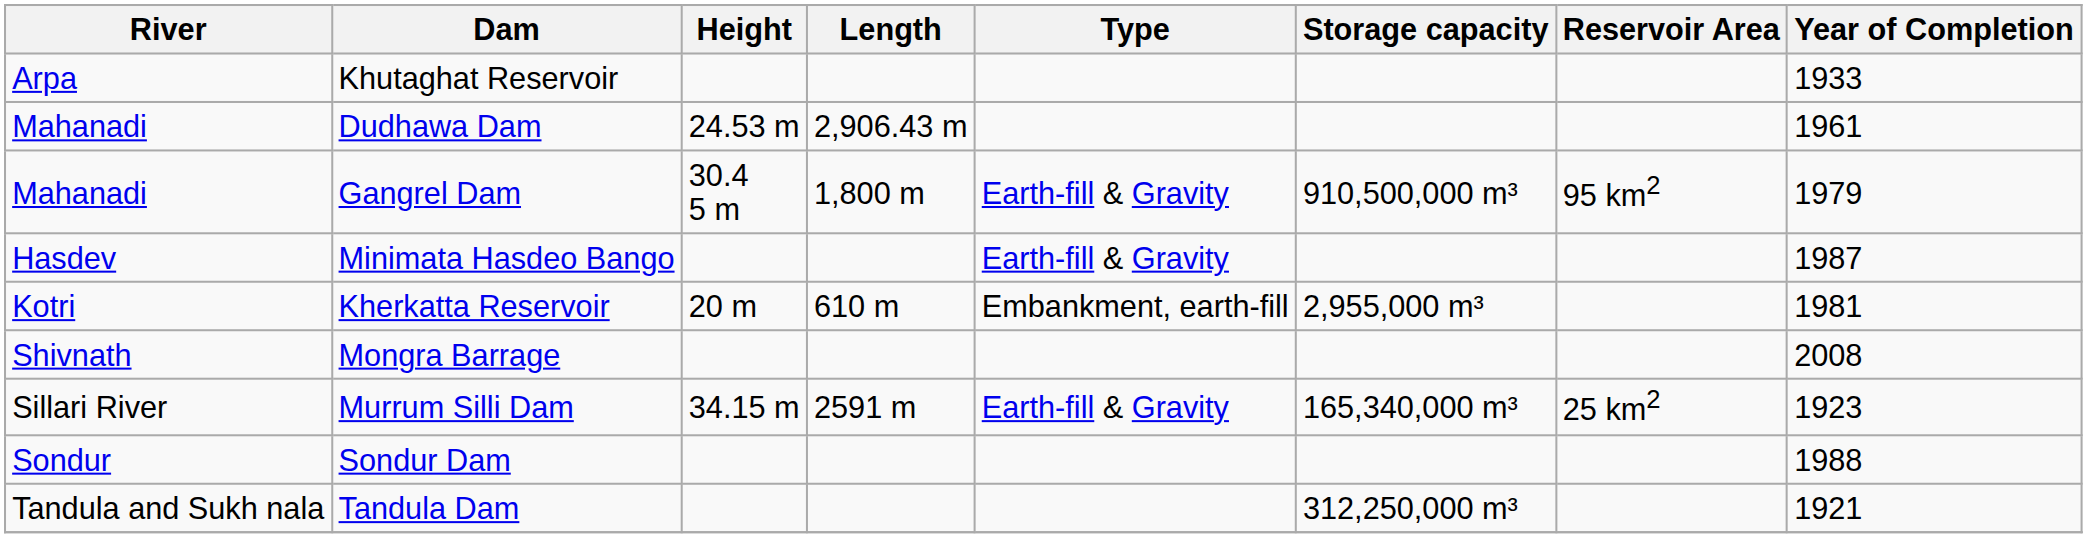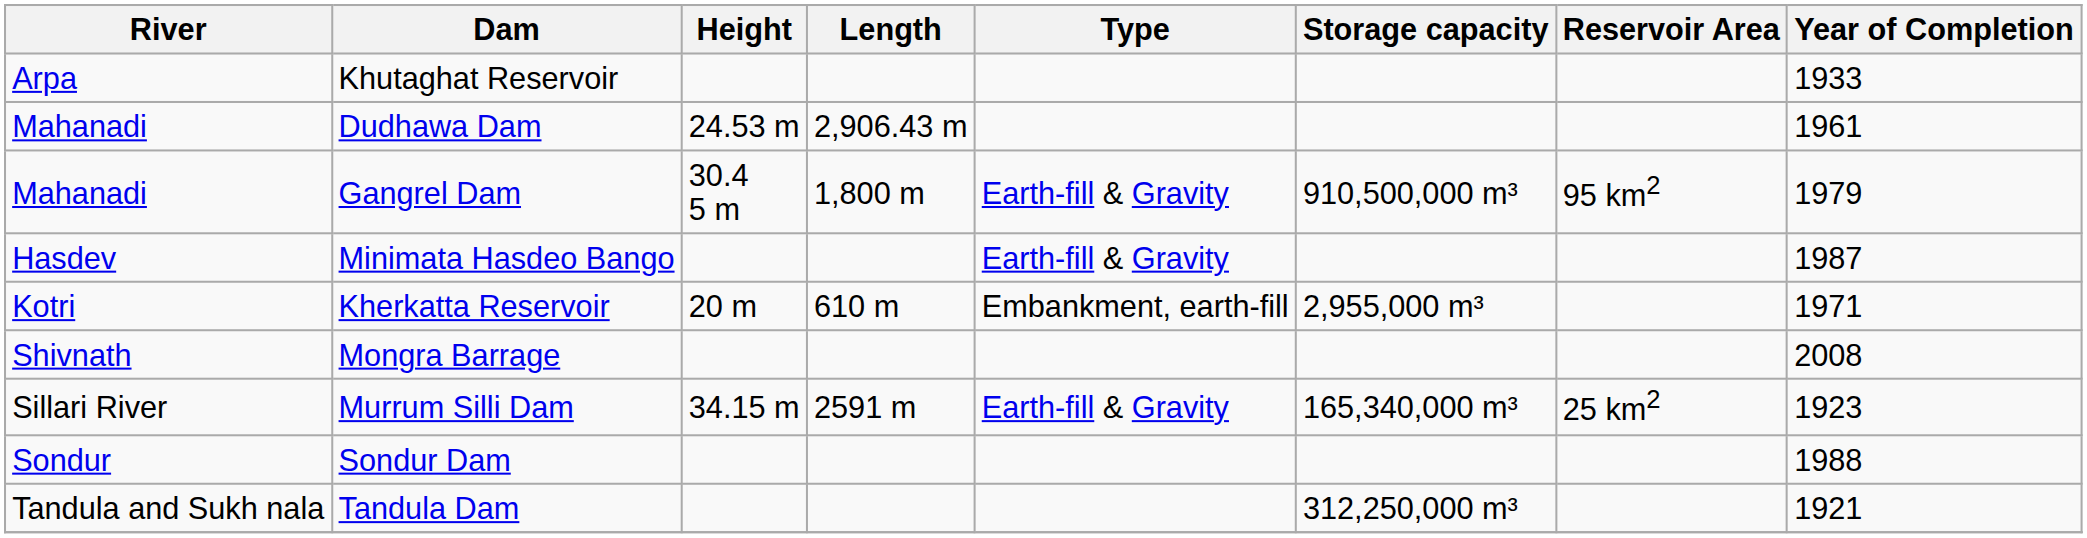(1828, 307) 1981 -> (1828, 307) 1971
